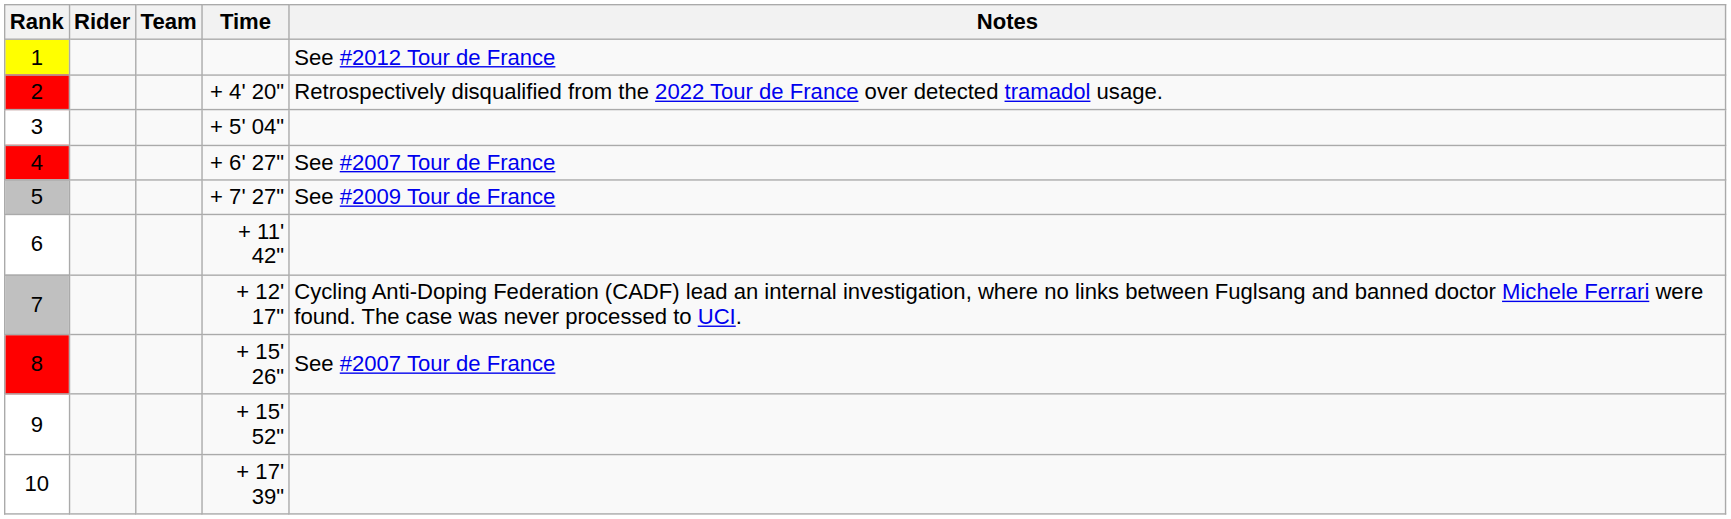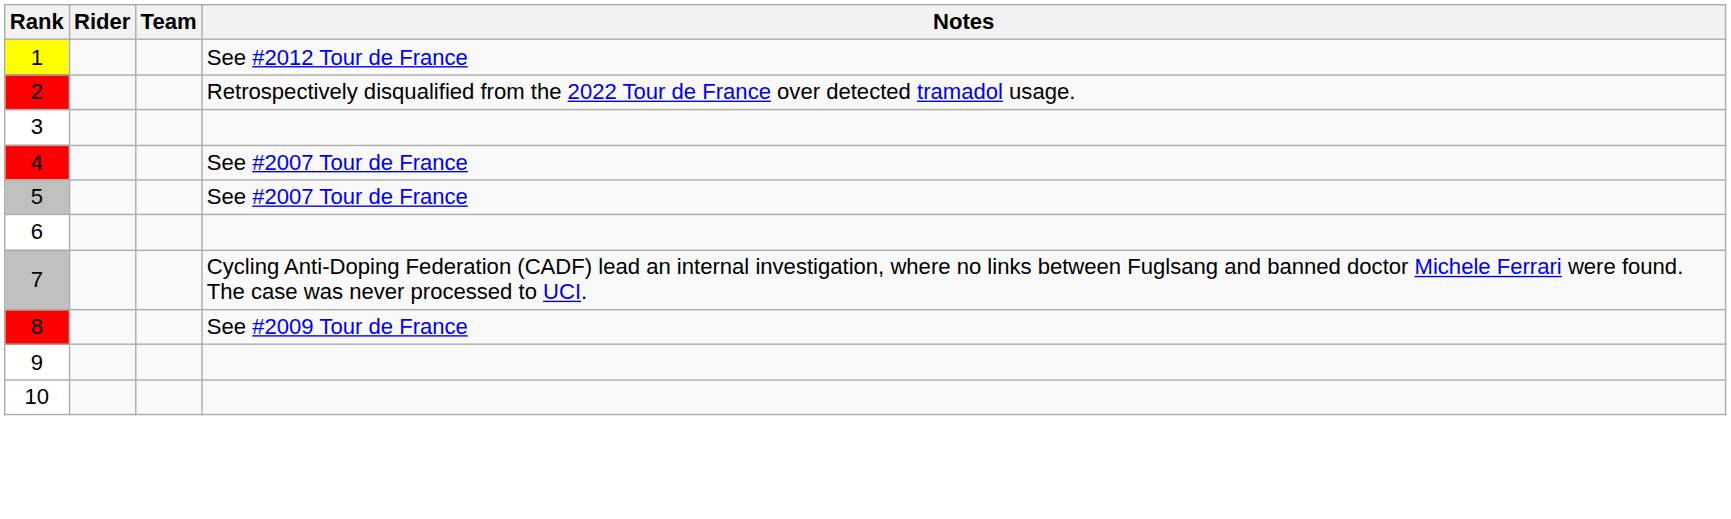- column: (245, 22)
(425, 197) See #2009 Tour de France -> (337, 197) See #2007 Tour de France
(425, 364) See #2007 Tour de France -> (337, 326) See #2009 Tour de France
